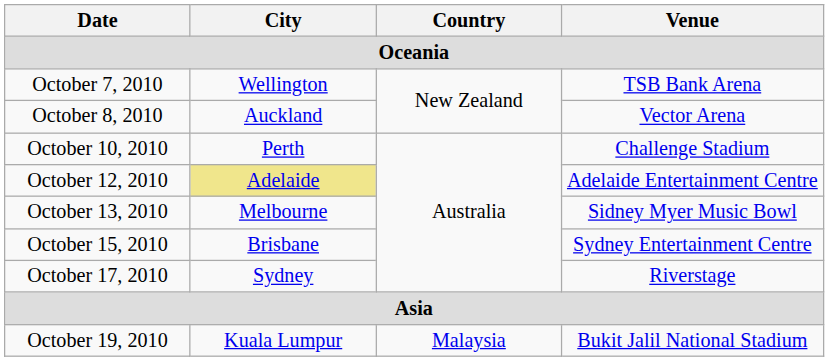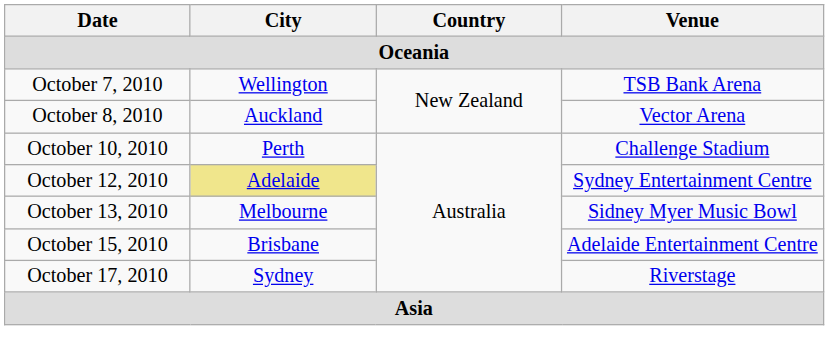(692, 180) Adelaide Entertainment Centre -> (692, 180) Sydney Entertainment Centre
(692, 244) Sydney Entertainment Centre -> (692, 244) Adelaide Entertainment Centre
- row: (97, 340)
